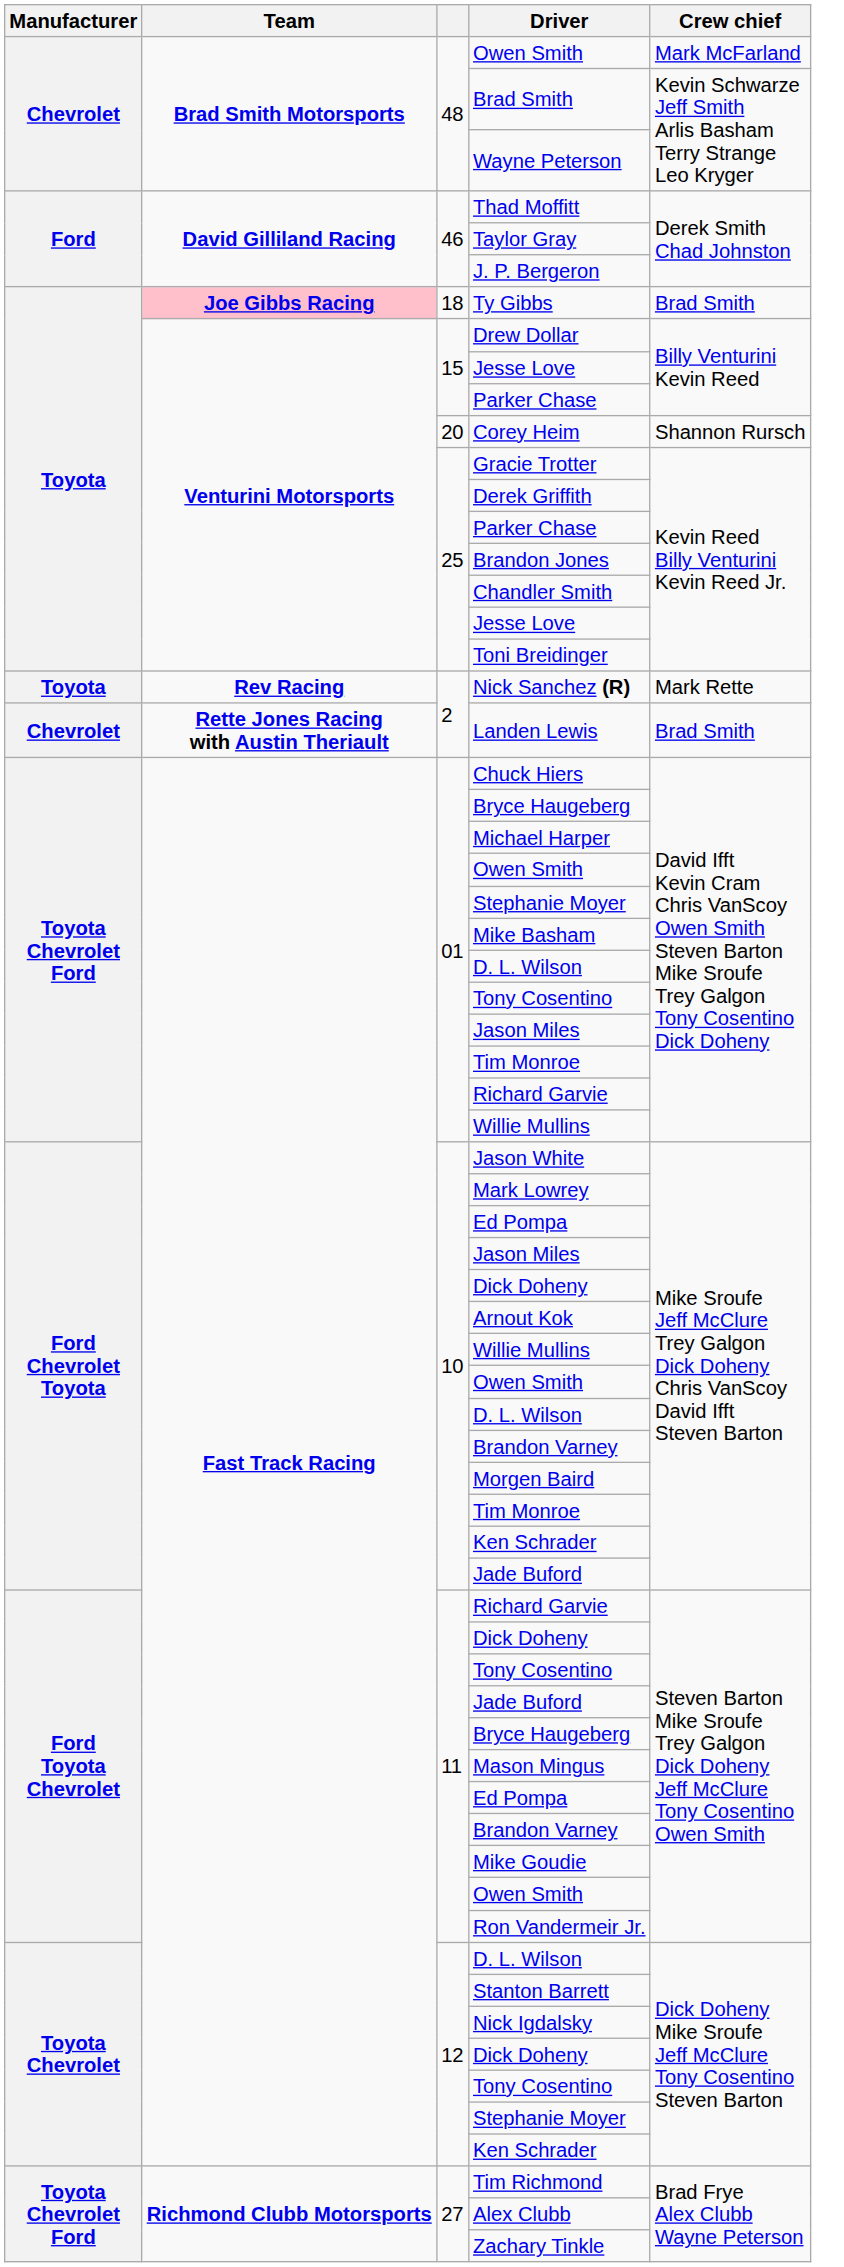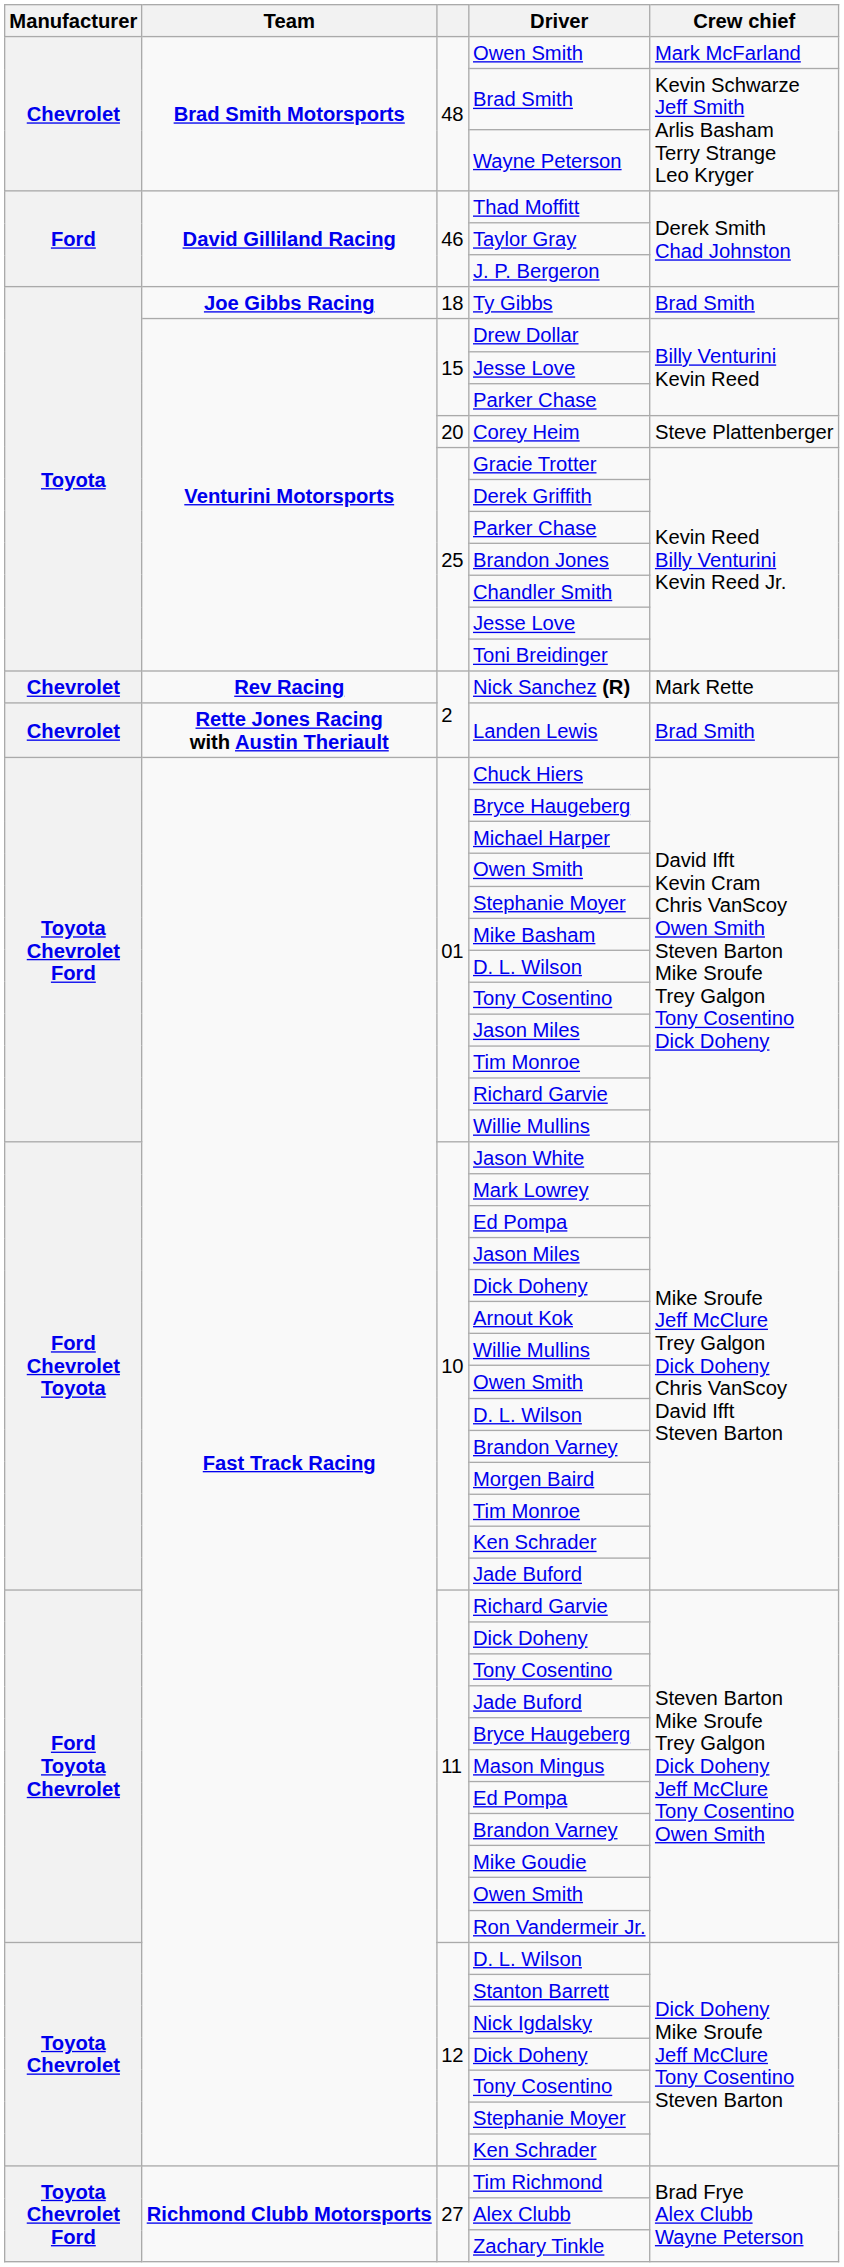(289, 303) pink background -> (289, 303) no background
(730, 431) Shannon Rursch -> (744, 431) Steve Plattenberger
(73, 687) Toyota -> (73, 687) Chevrolet
